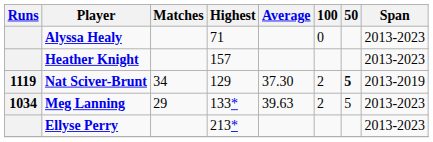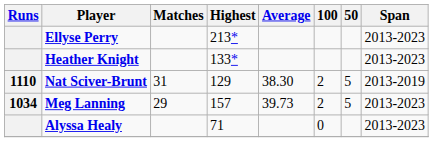rows swapped: (82, 125) <-> (83, 37)
(220, 59) 157 -> (224, 59) 133*
(23, 81) 1119 -> (23, 81) 1110
(160, 81) 34 -> (160, 81) 31
(278, 81) 37.30 -> (278, 81) 38.30
(348, 81) bold -> (348, 81) normal
(224, 103) 133* -> (220, 103) 157
(278, 103) 39.63 -> (278, 103) 39.73
